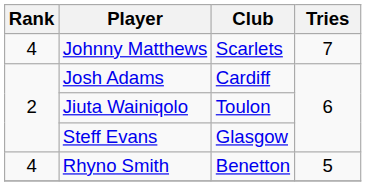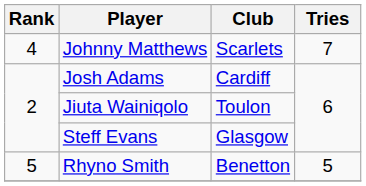(32, 166) 4 -> (32, 166) 5
